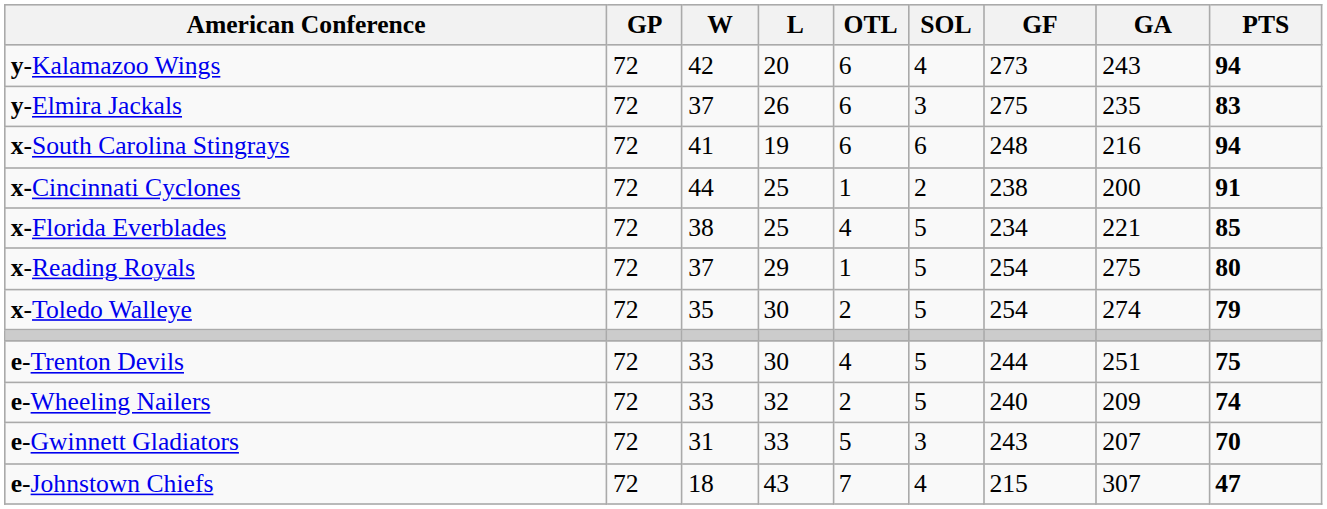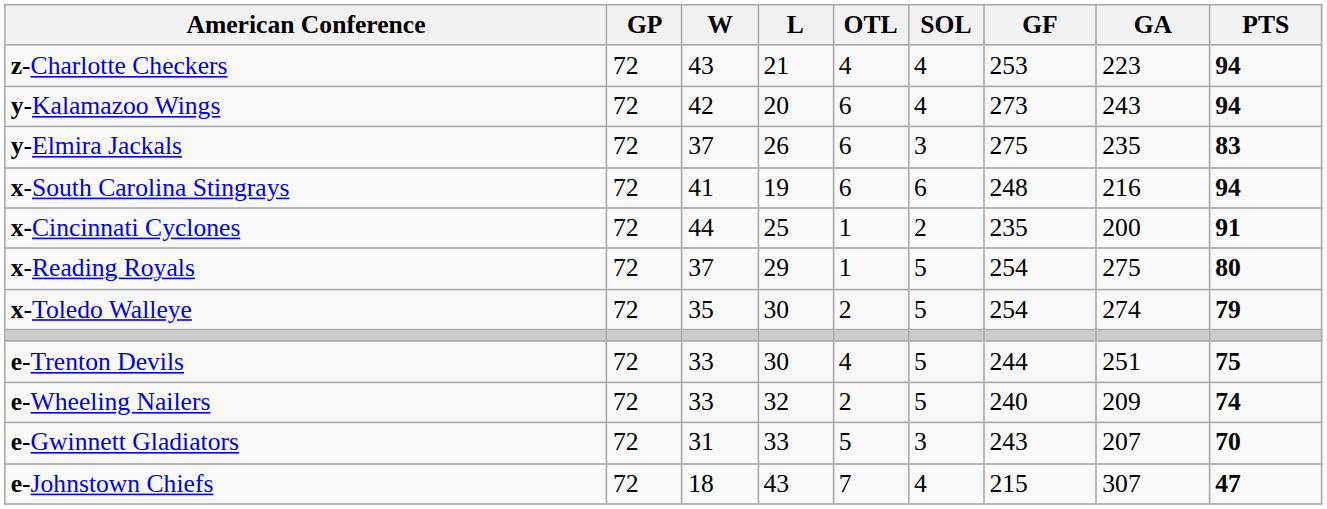+ row: (119, 65)
(1009, 187) 238 -> (1009, 227) 235
- row: (118, 227)
